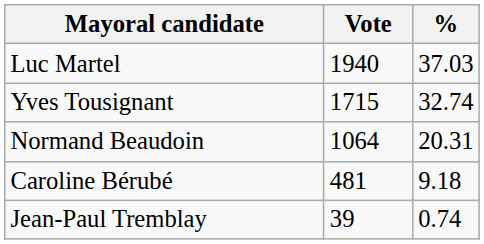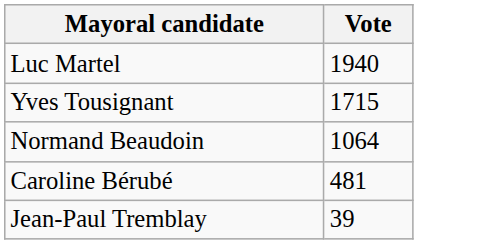- column: (446, 24)
